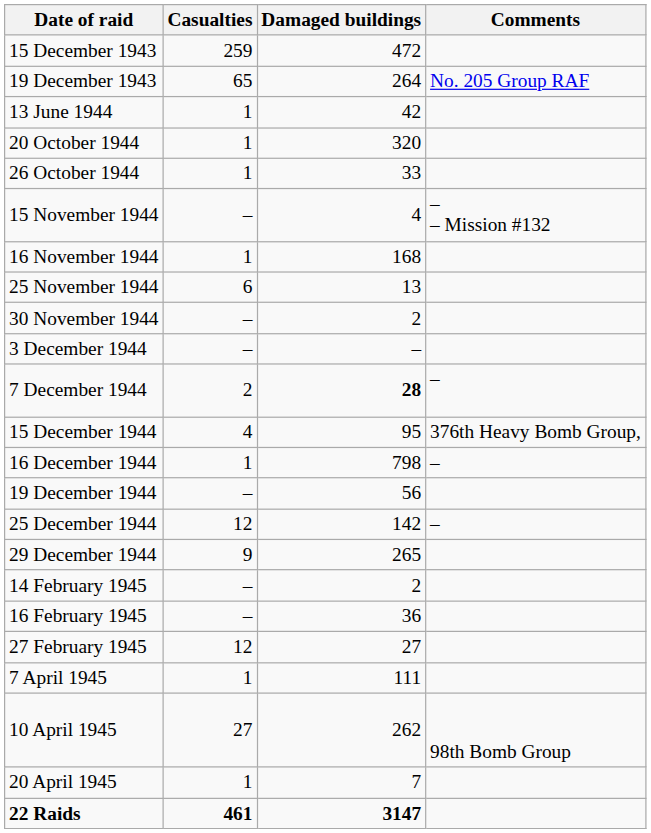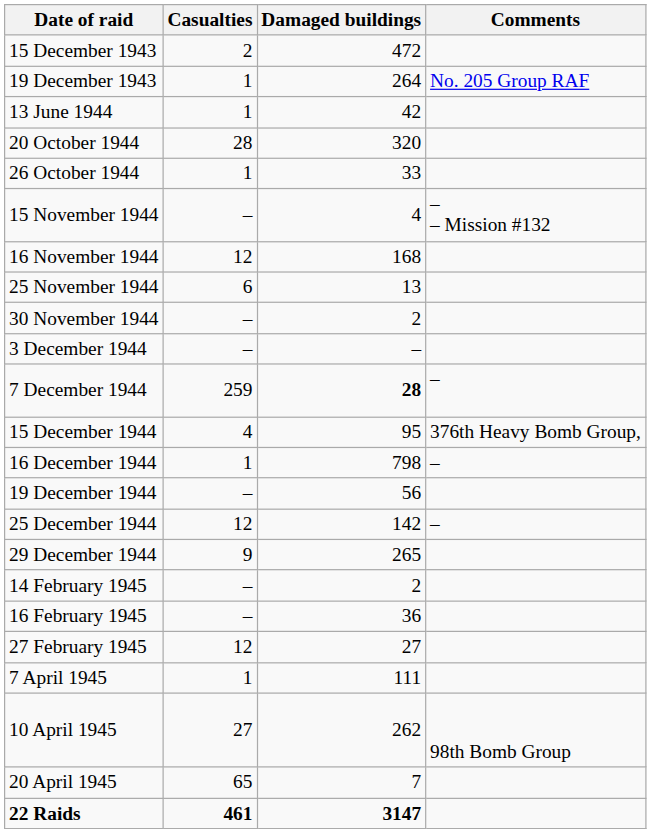(238, 50) 259 -> (248, 50) 2
(243, 81) 65 -> (248, 81) 1
(248, 142) 1 -> (243, 142) 28
(248, 256) 1 -> (243, 256) 12
(248, 390) 2 -> (238, 390) 259
(248, 782) 1 -> (243, 782) 65
